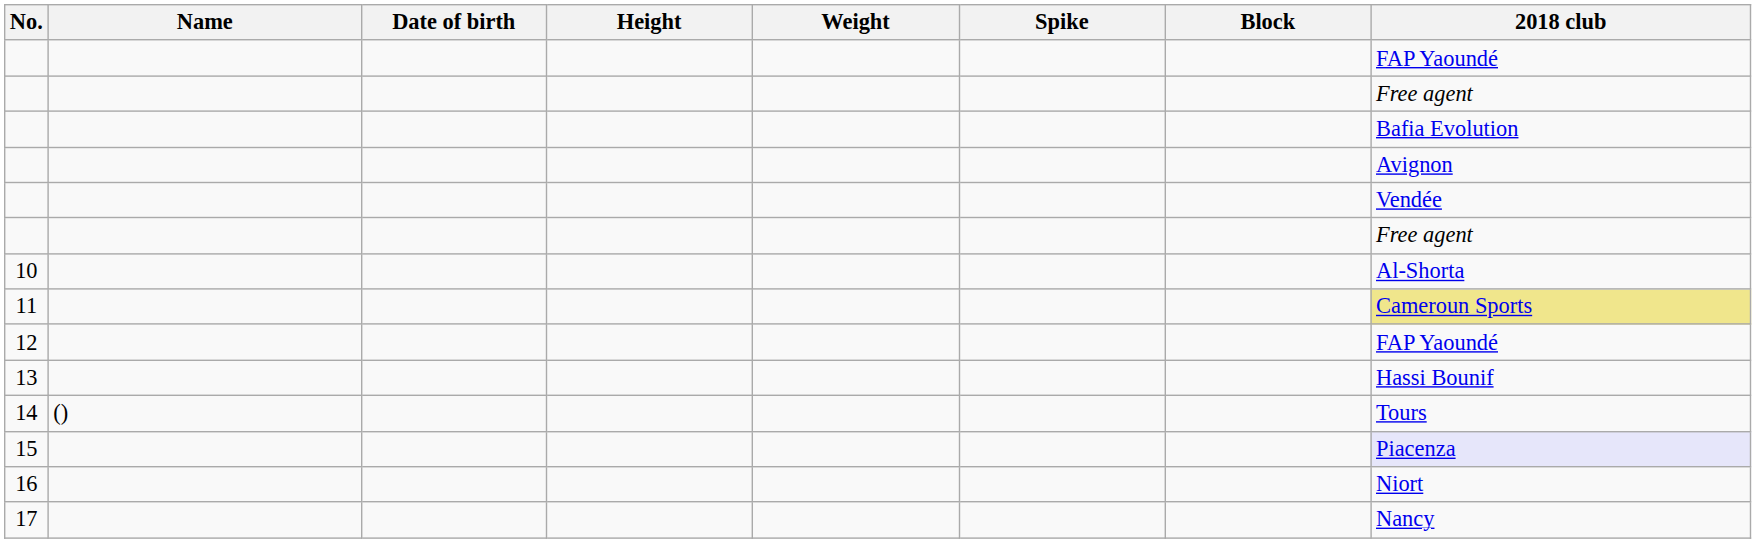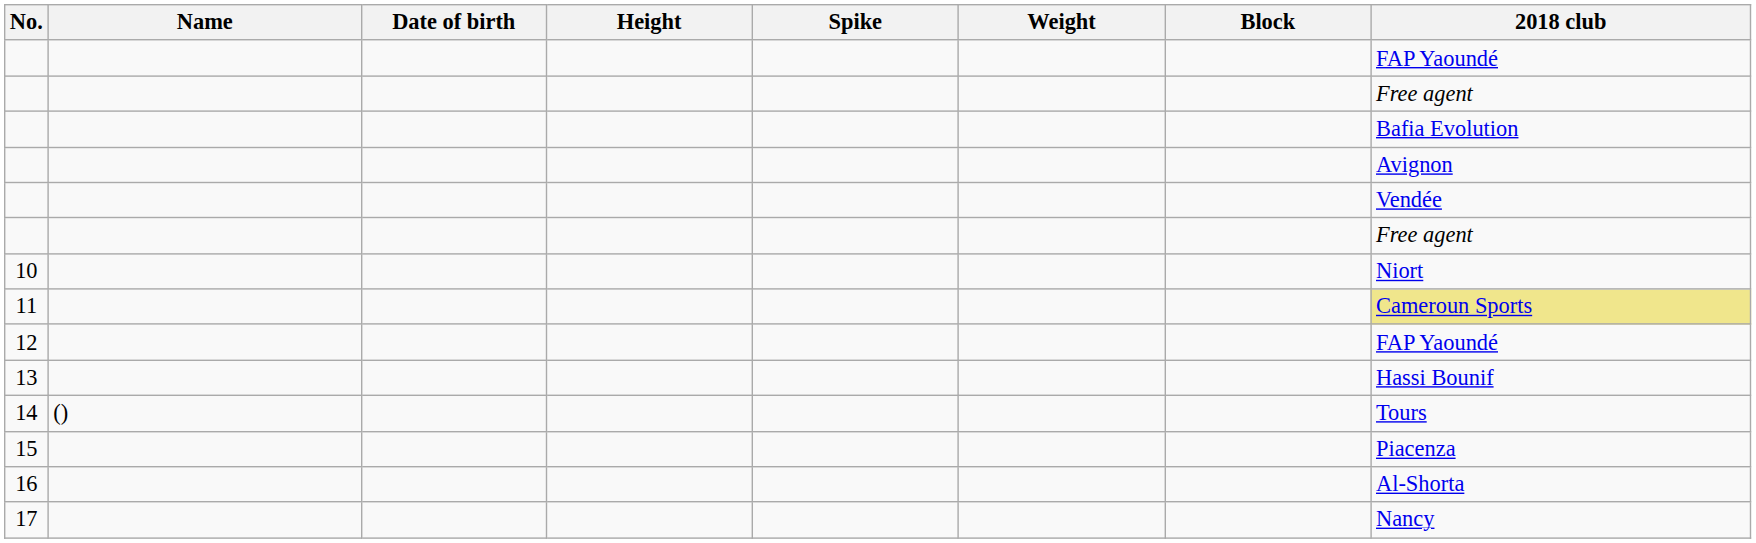columns swapped: (856, 22) <-> (1062, 22)
(1420, 270) Al-Shorta -> (1400, 270) Niort
(1416, 448) lavender background -> (1416, 448) no background
(1400, 484) Niort -> (1420, 484) Al-Shorta
